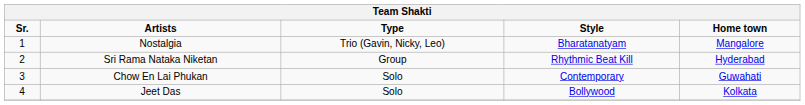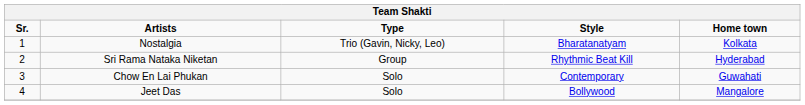(740, 44) Mangalore -> (740, 44) Kolkata
(740, 92) Kolkata -> (740, 92) Mangalore
